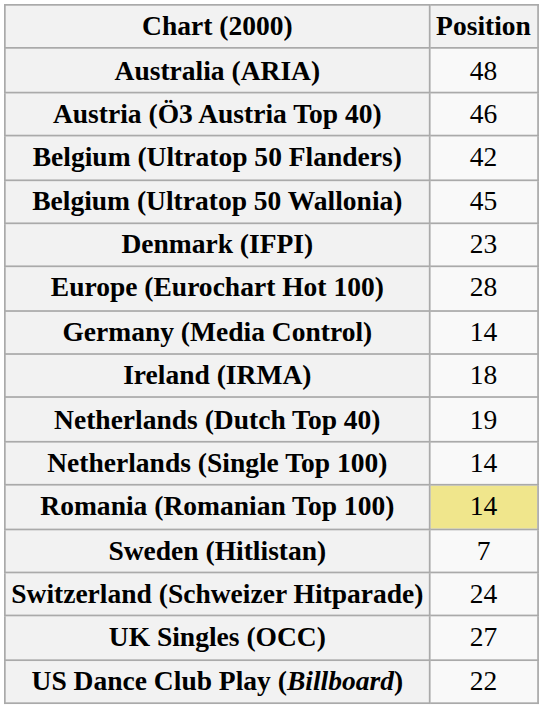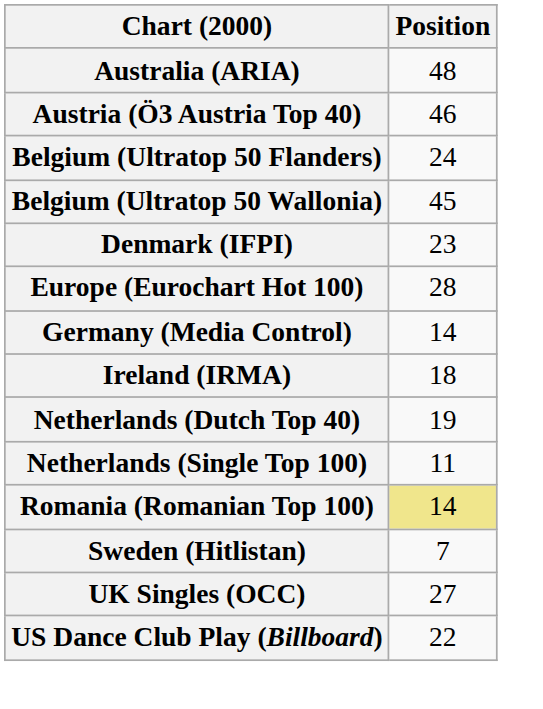(484, 157) 42 -> (443, 157) 24
(484, 462) 14 -> (443, 462) 11
- row: (217, 593)
